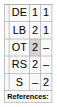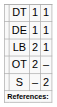+ row: (19, 13)
(35, 47) lightgrey background -> (35, 64) no background
- row: (19, 64)
